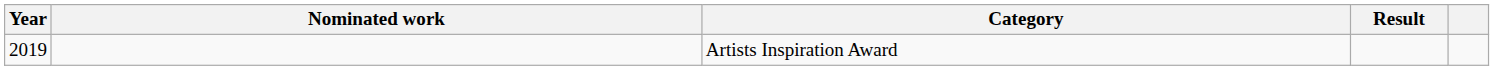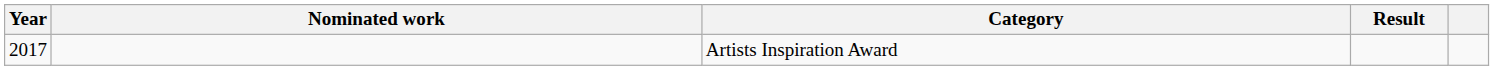(28, 49) 2019 -> (28, 49) 2017
